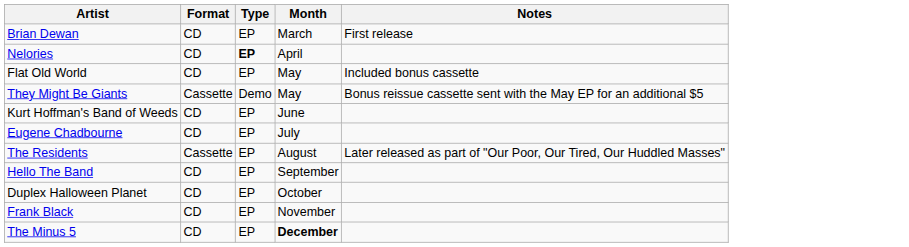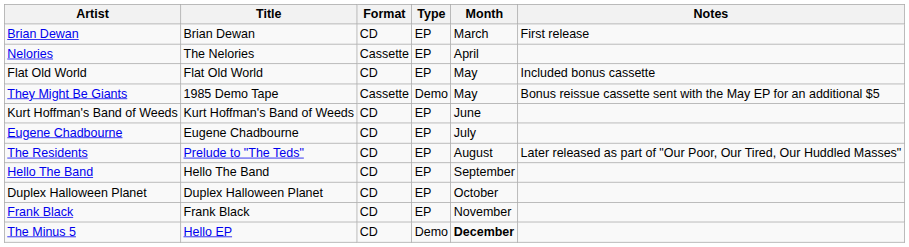+ column: (269, 14)
(193, 53) CD -> (384, 53) Cassette
(247, 53) bold -> (423, 53) normal
(208, 152) Cassette -> (369, 152) CD
(247, 232) EP -> (431, 232) Demo
